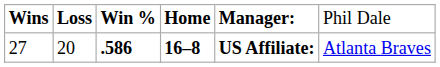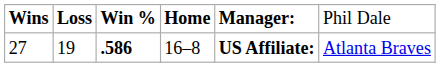(66, 47) 20 -> (66, 47) 19
(182, 47) bold -> (182, 47) normal
